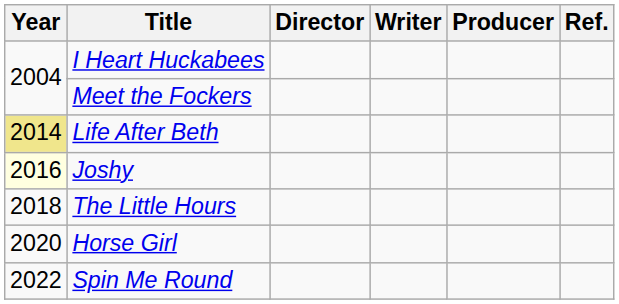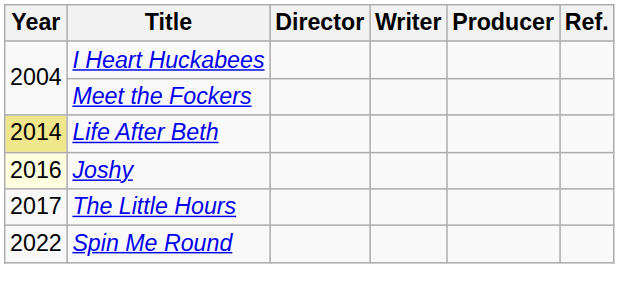(36, 206) 2018 -> (36, 206) 2017
- row: (125, 243)
